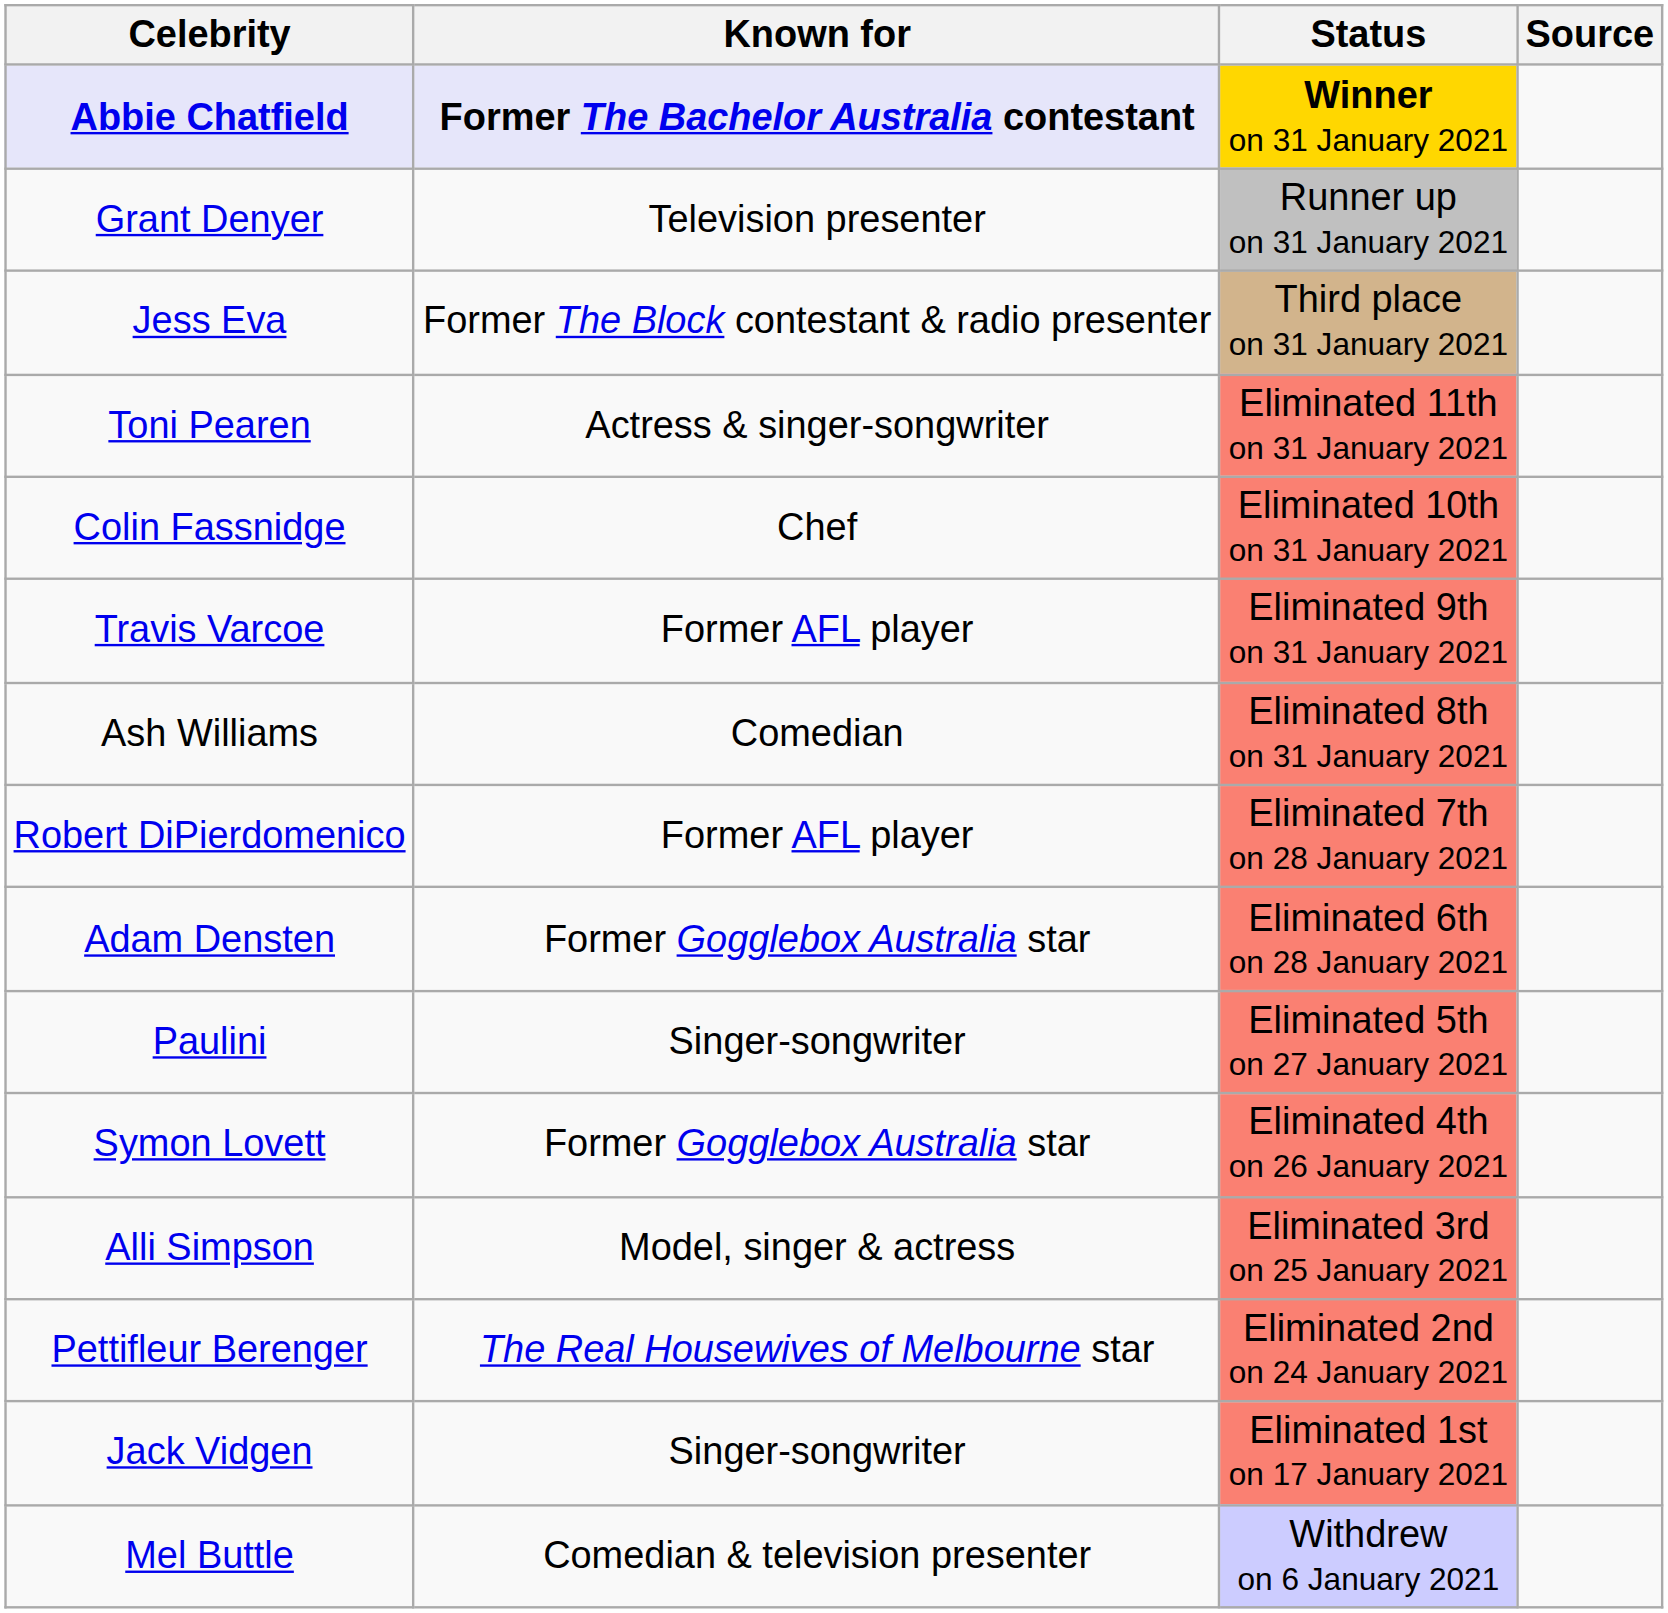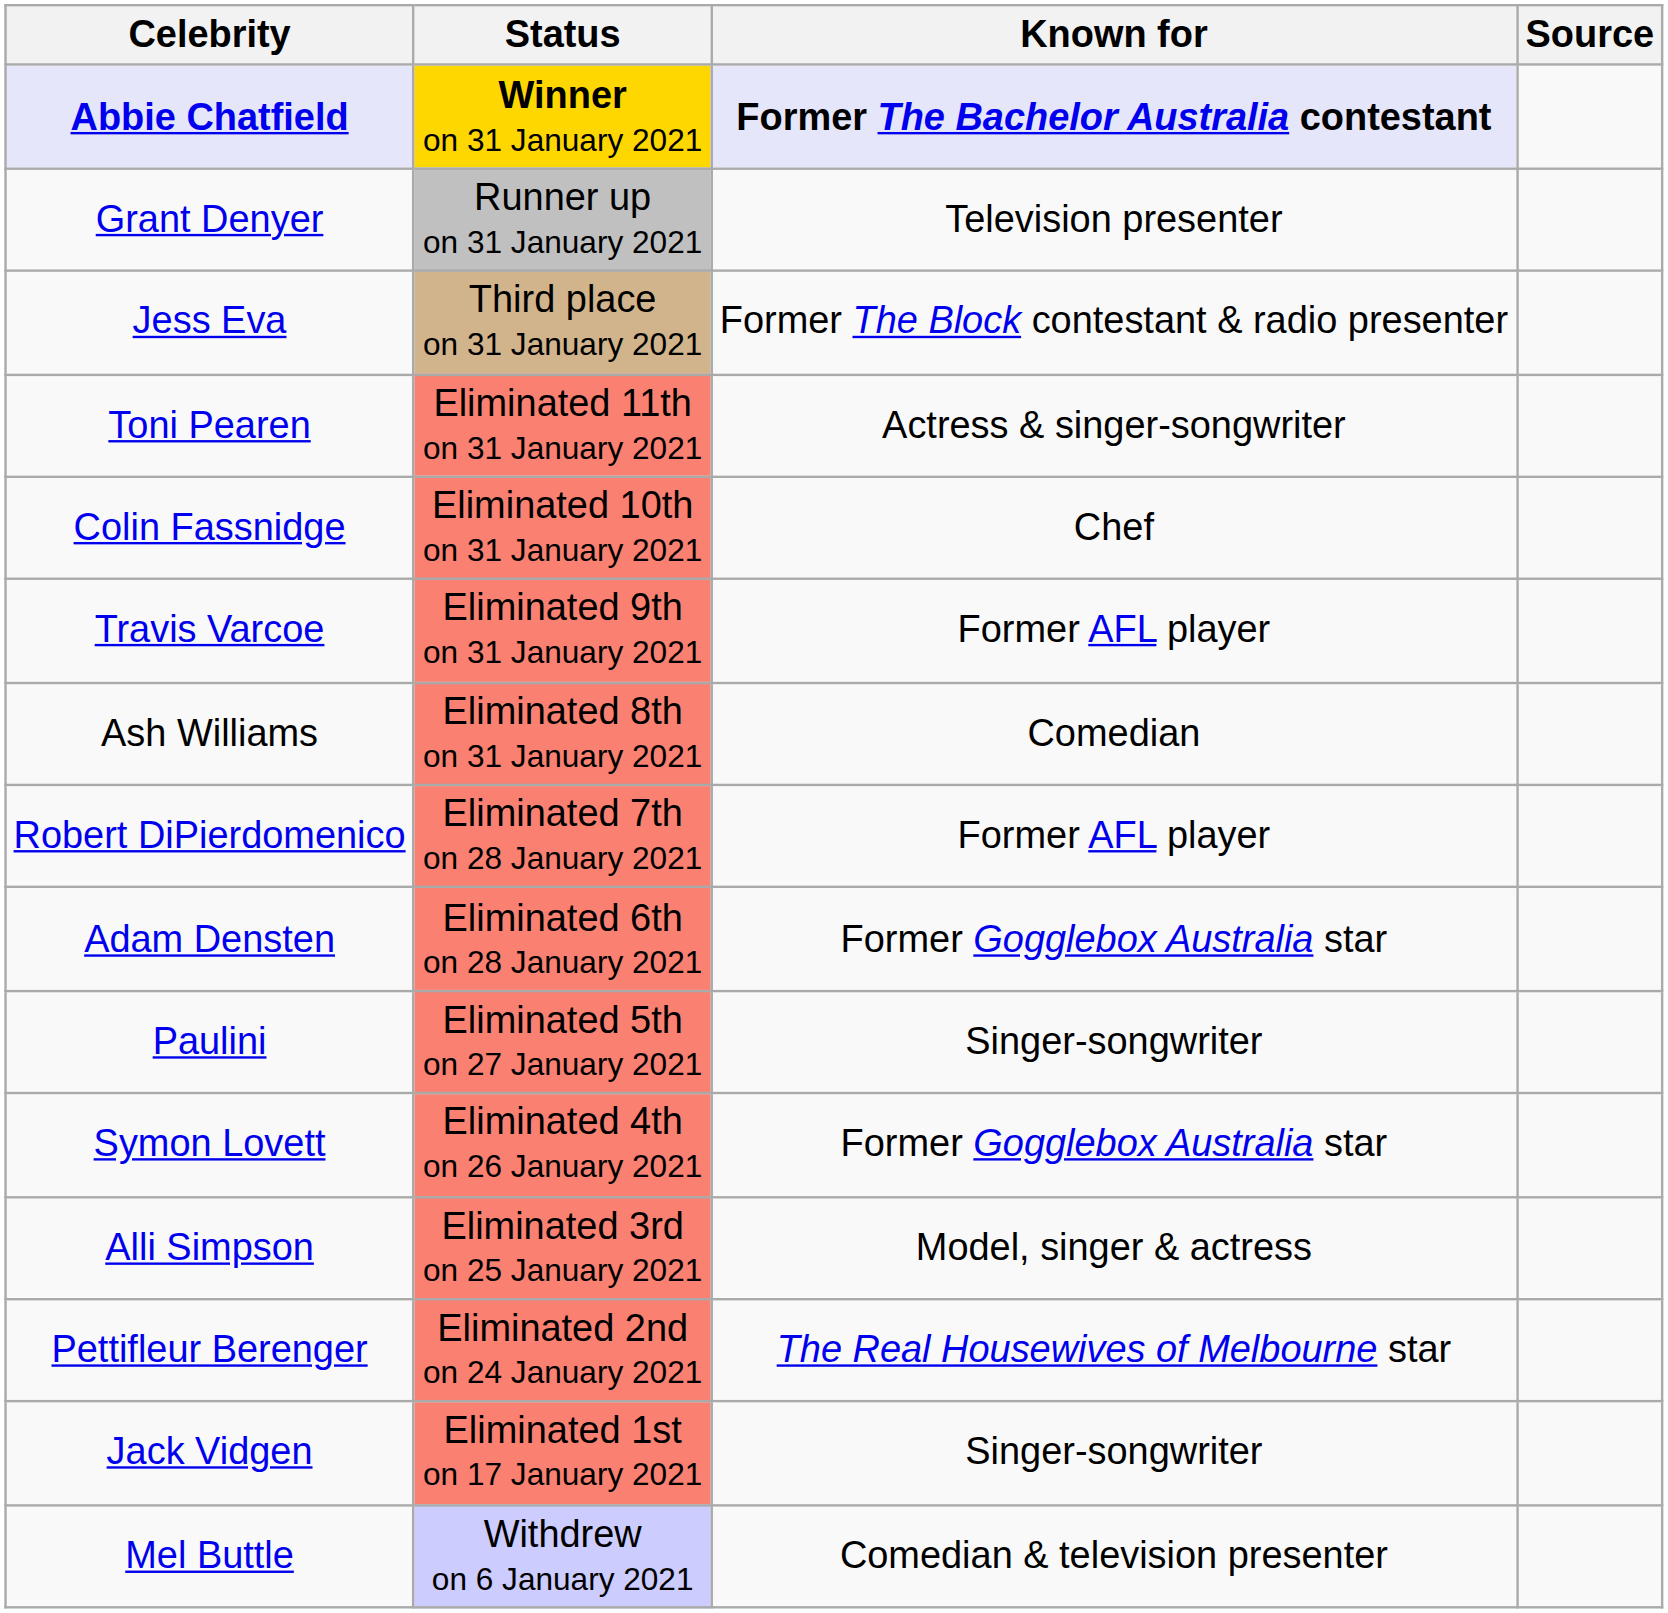columns swapped: (817, 34) <-> (1368, 34)
